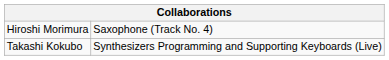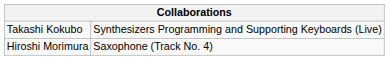rows swapped: (45, 47) <-> (48, 30)
